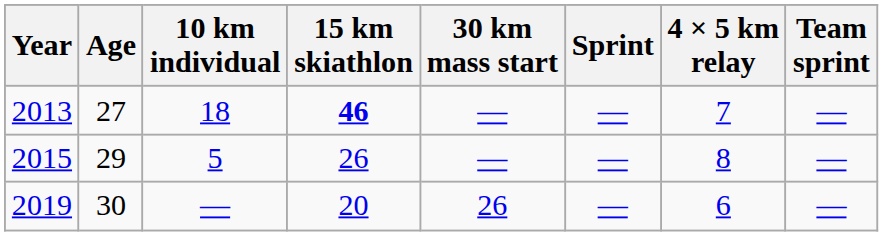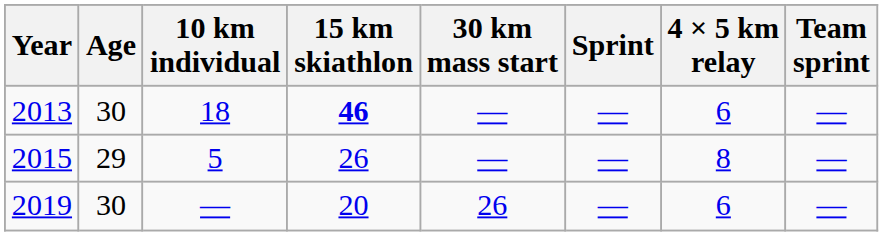(111, 109) 27 -> (111, 109) 30
(723, 109) 7 -> (723, 109) 6
